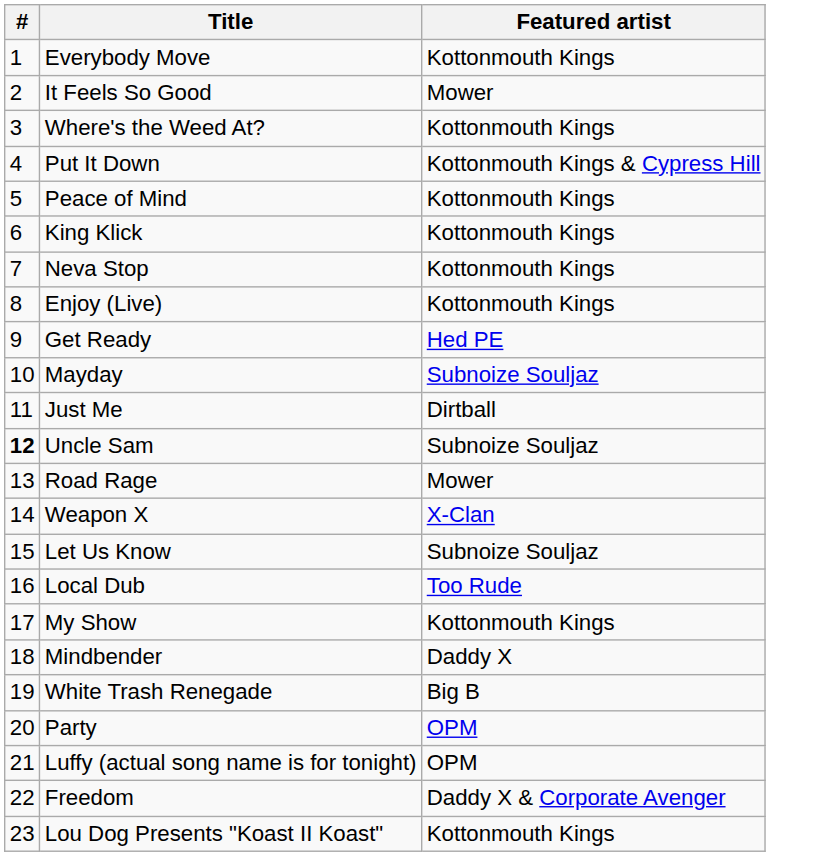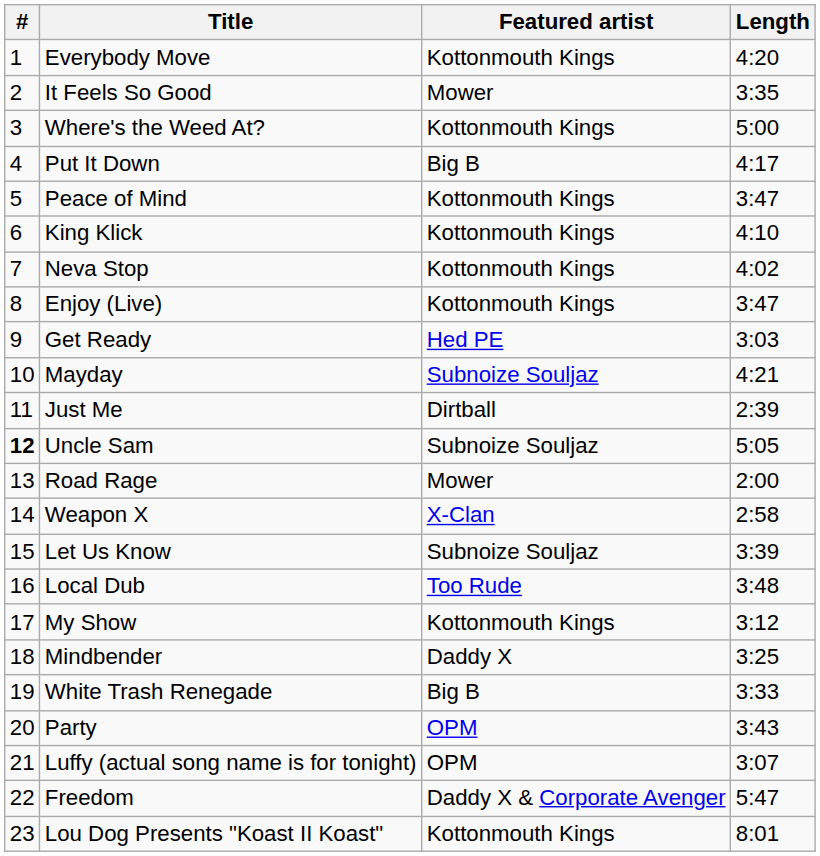+ column: (773, 22)
(594, 163) Kottonmouth Kings & Cypress Hill -> (453, 163) Big B
